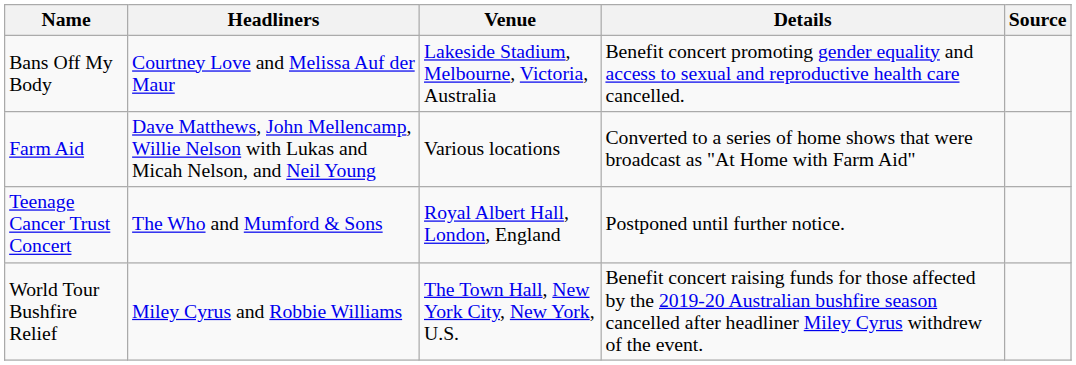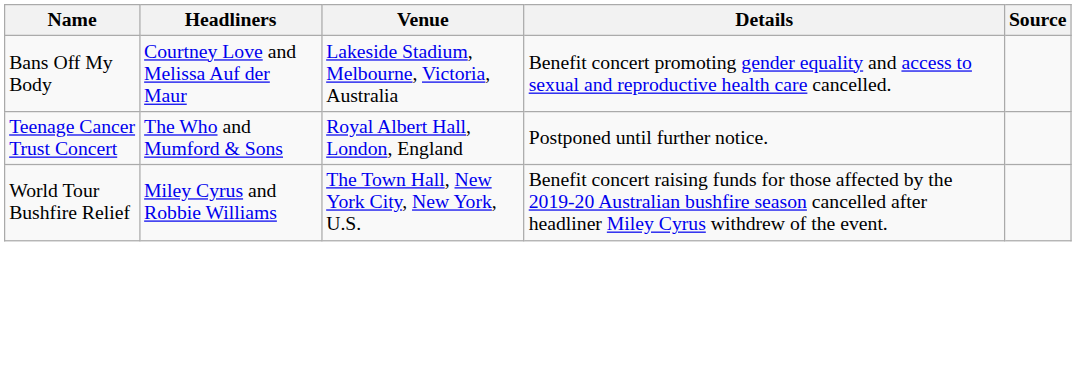- row: (47, 148)
